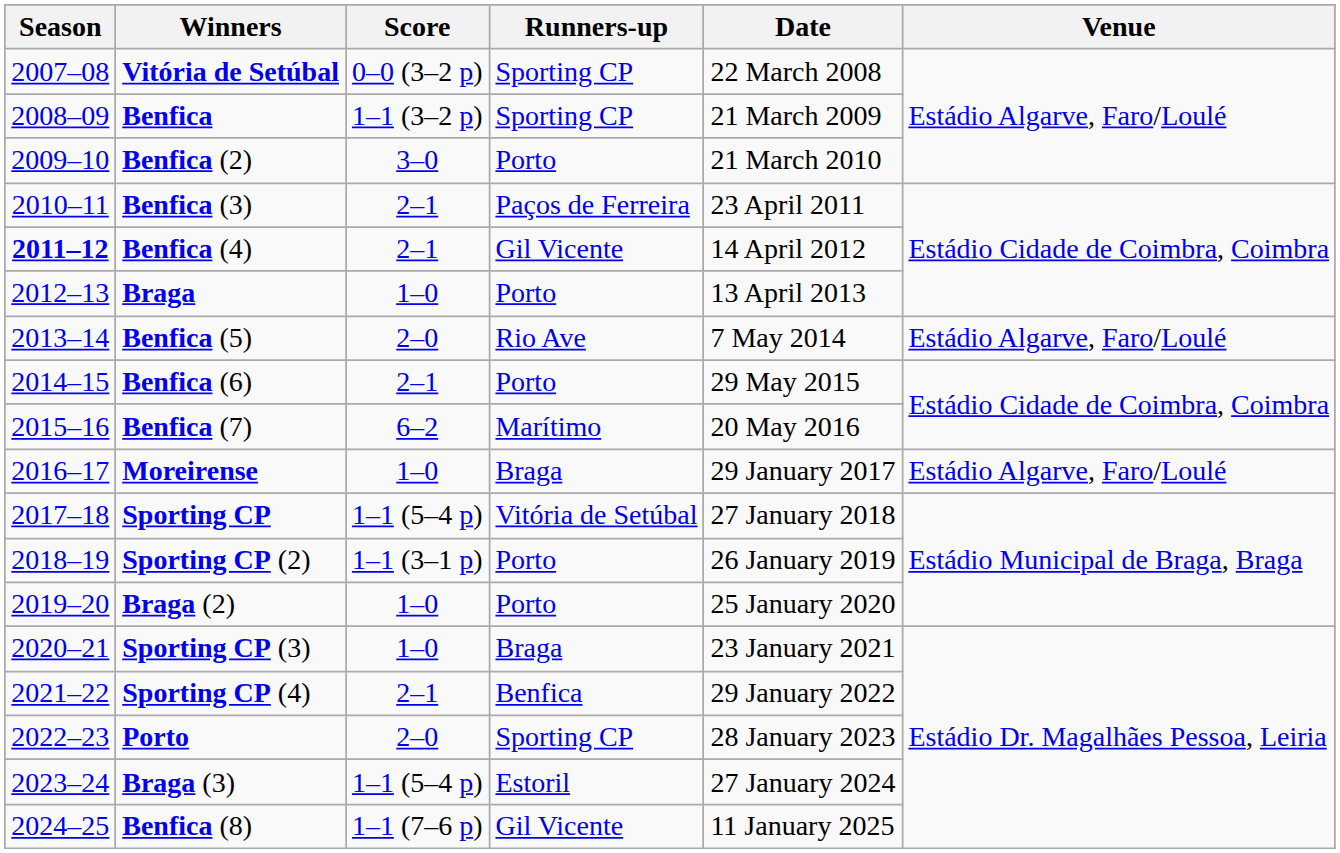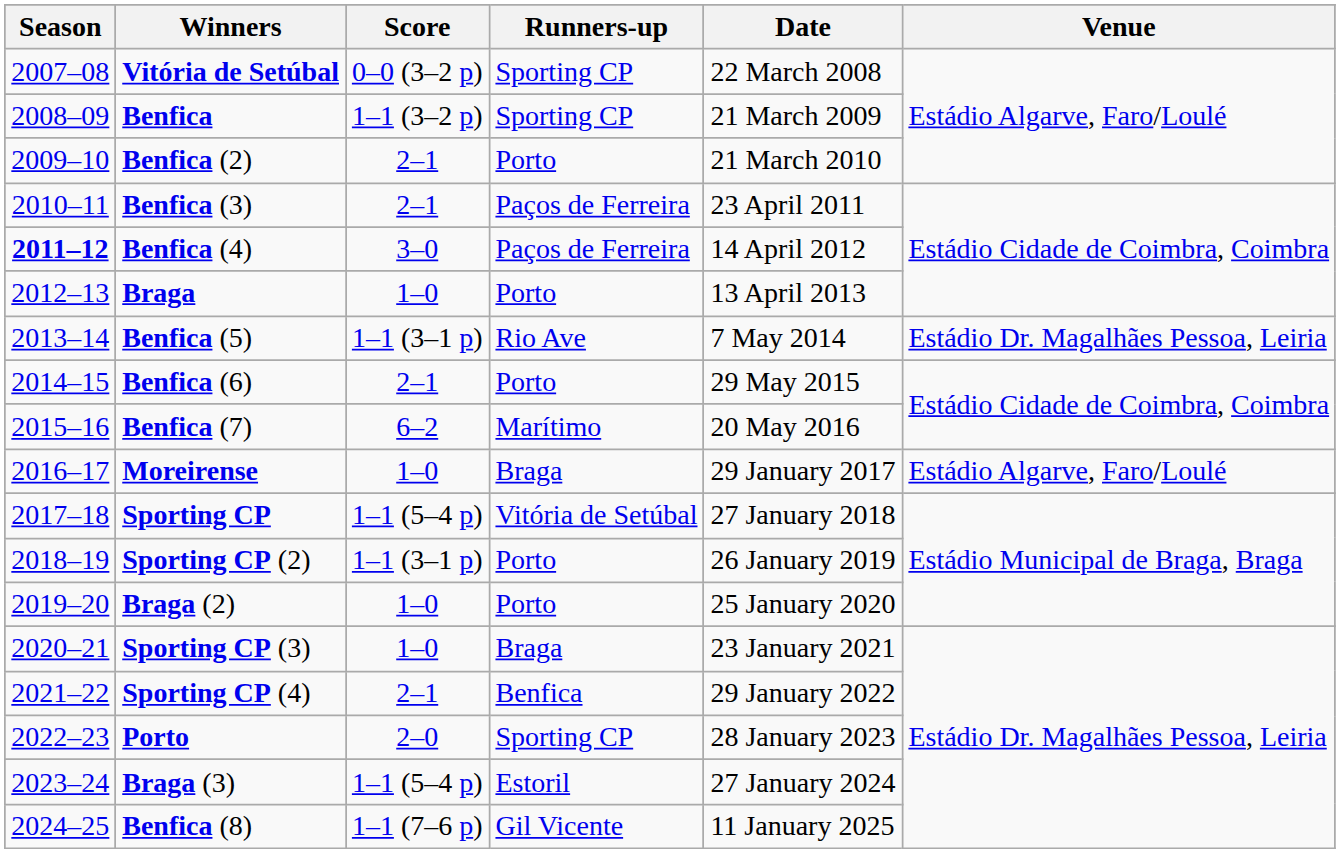(417, 159) 3–0 -> (417, 159) 2–1
(417, 248) 2–1 -> (417, 248) 3–0
(559, 248) Gil Vicente -> (593, 248) Paços de Ferreira
(417, 337) 2–0 -> (417, 337) 1–1 (3–1 p)
(1067, 337) Estádio Algarve, Faro/Loulé -> (1118, 337) Estádio Dr. Magalhães Pessoa, Leiria
